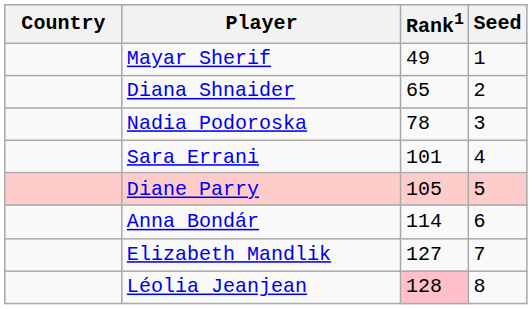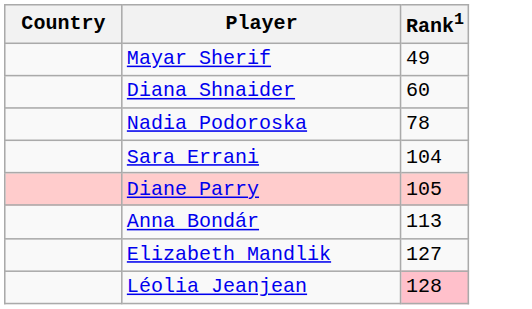- column: (498, 24)
(418, 91) 65 -> (418, 91) 60
(424, 157) 101 -> (424, 157) 104
(424, 222) 114 -> (424, 222) 113
